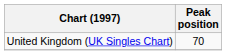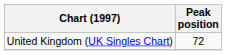(198, 41) 70 -> (198, 41) 72
